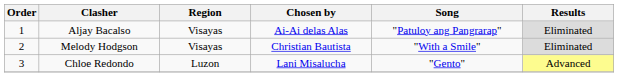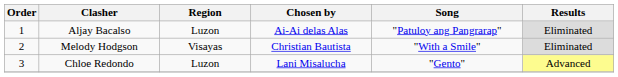(205, 30) Visayas -> (205, 30) Luzon
